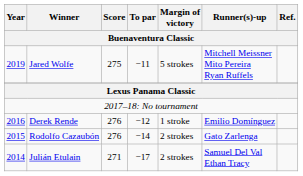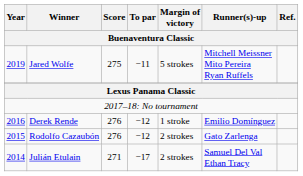(143, 137) −14 -> (143, 137) −12
